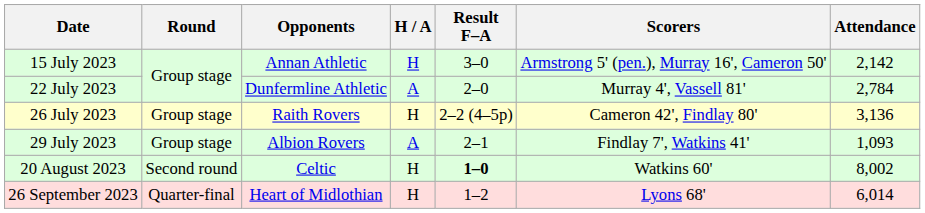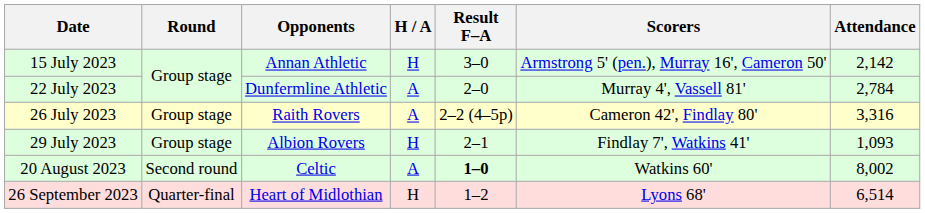(413, 115) H -> (413, 115) A
(875, 115) 3,136 -> (875, 115) 3,316
(413, 141) A -> (413, 141) H
(413, 168) H -> (413, 168) A
(875, 194) 6,014 -> (875, 194) 6,514
